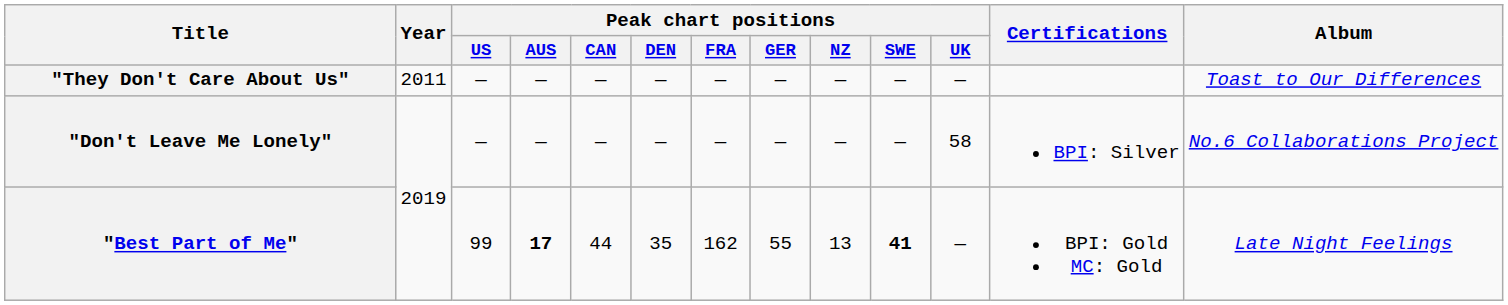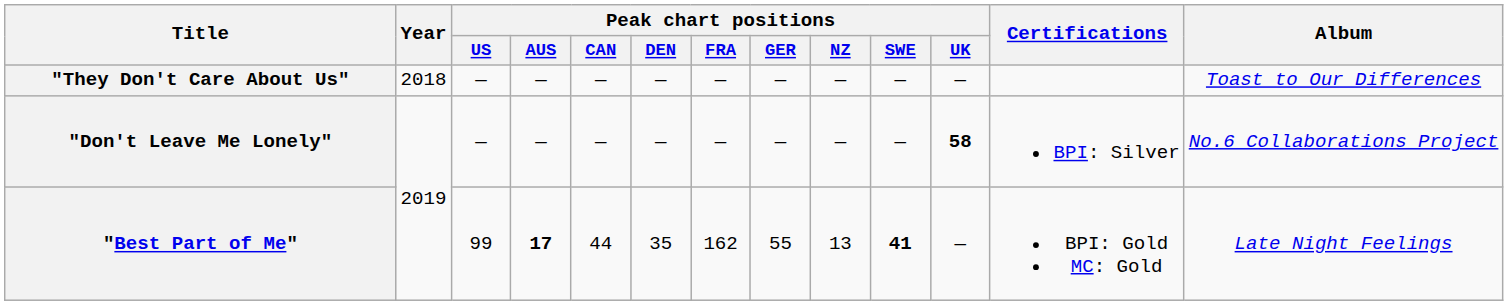(424, 80) 2011 -> (424, 80) 2018
(960, 142) normal -> (960, 142) bold
